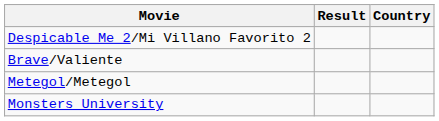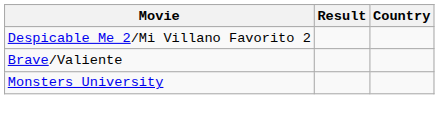- row: (69, 82)
